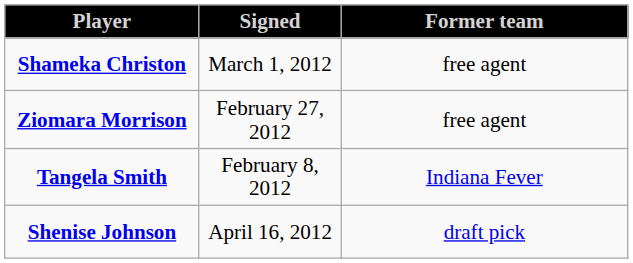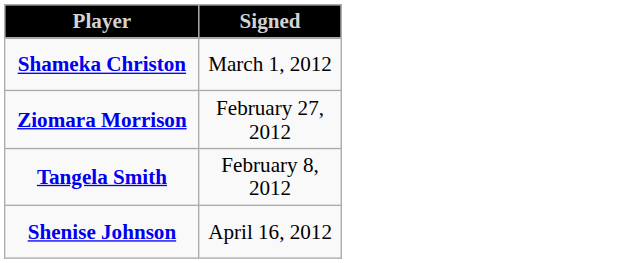- column: (484, 21)
